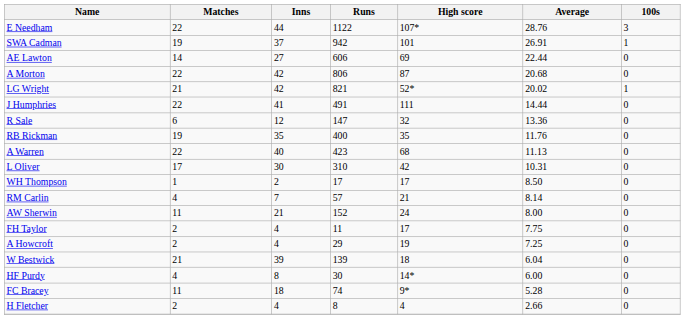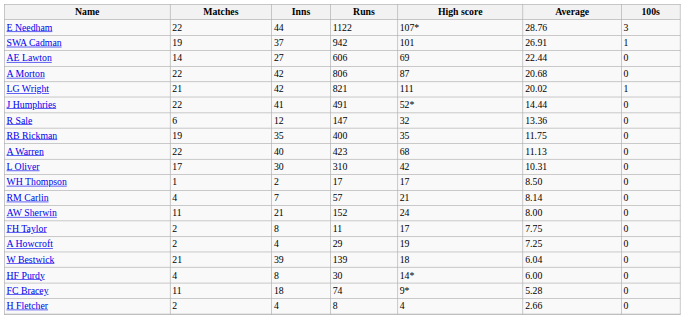(407, 89) 52* -> (407, 89) 111
(407, 105) 111 -> (407, 105) 52*
(536, 136) 11.76 -> (536, 136) 11.75
(276, 228) 4 -> (276, 228) 8
